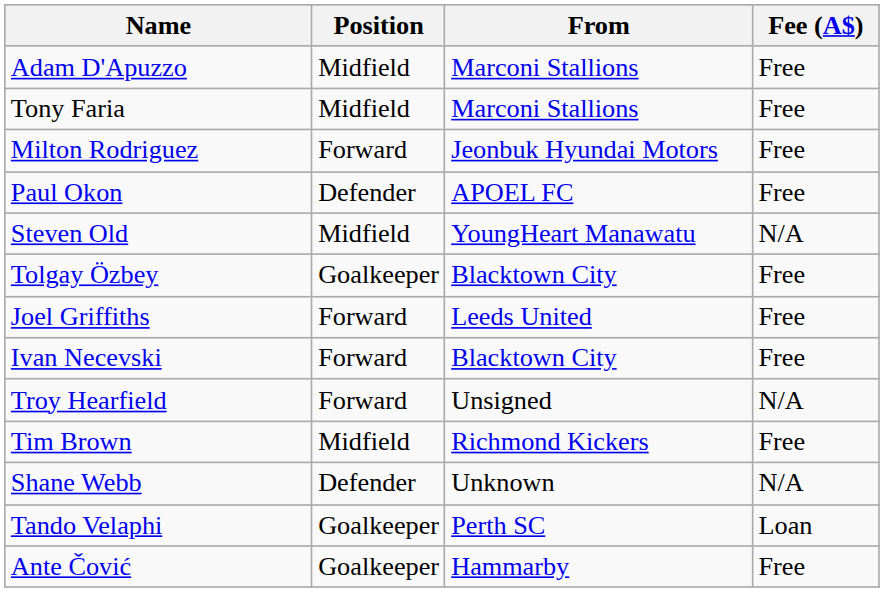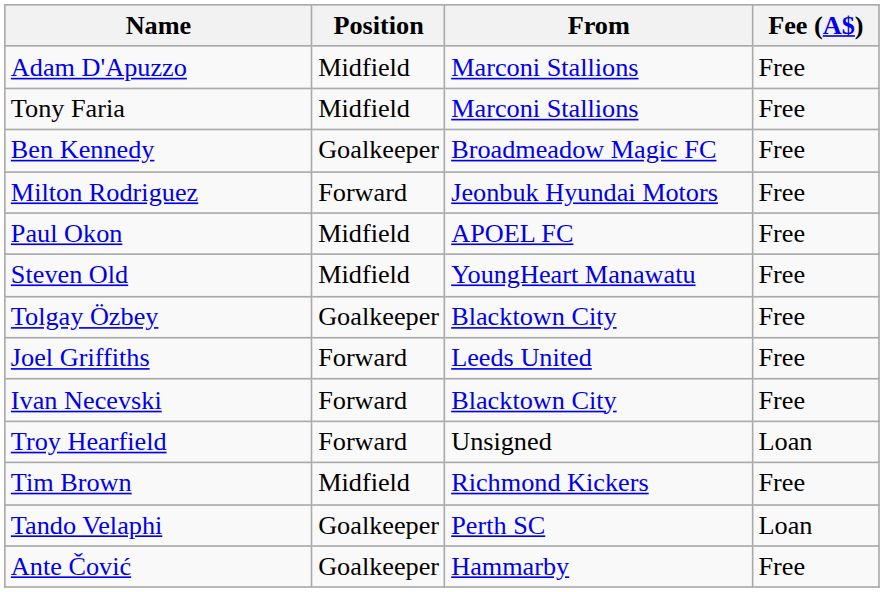+ row: (83, 150)
(367, 191) Defender -> (364, 233) Midfield
(781, 233) N/A -> (782, 274) Free
(781, 399) N/A -> (785, 441) Loan
- row: (76, 483)
